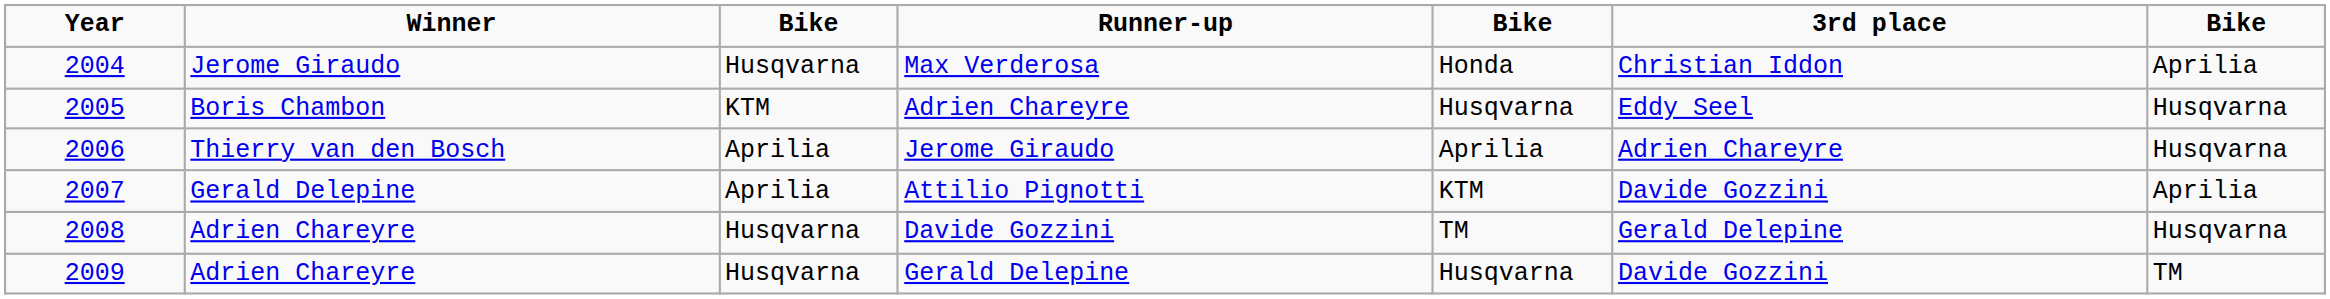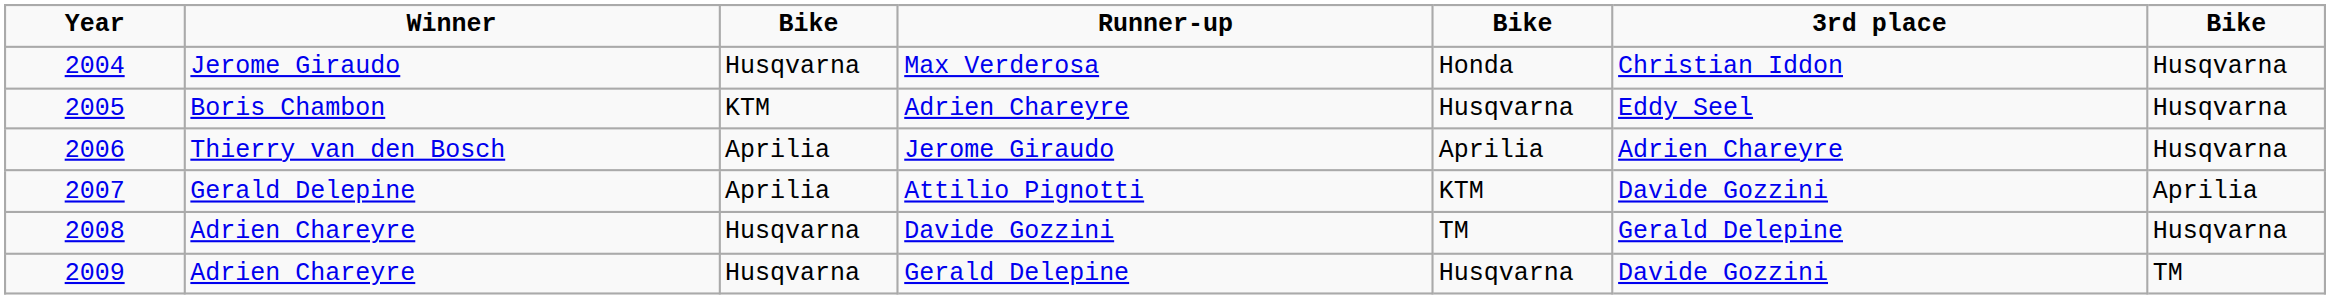(2205, 67) Aprilia -> (2220, 67) Husqvarna
